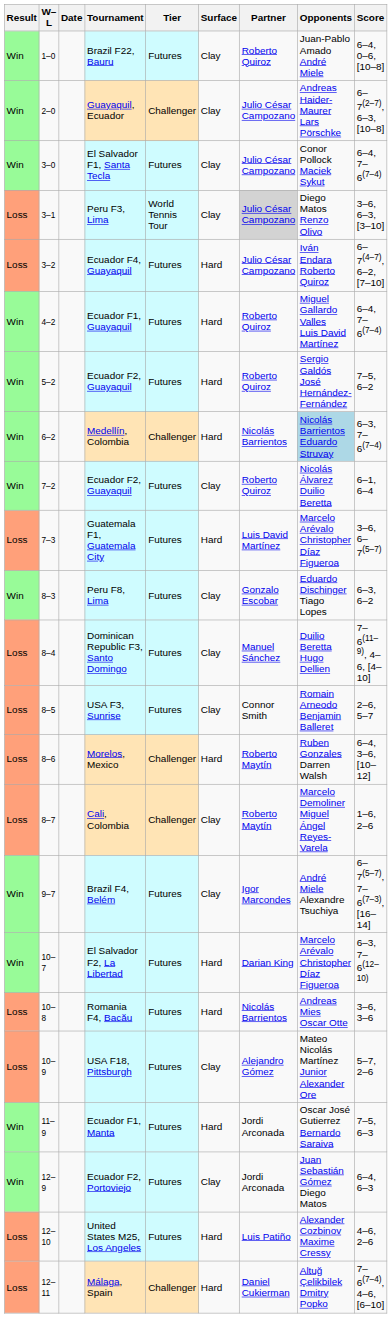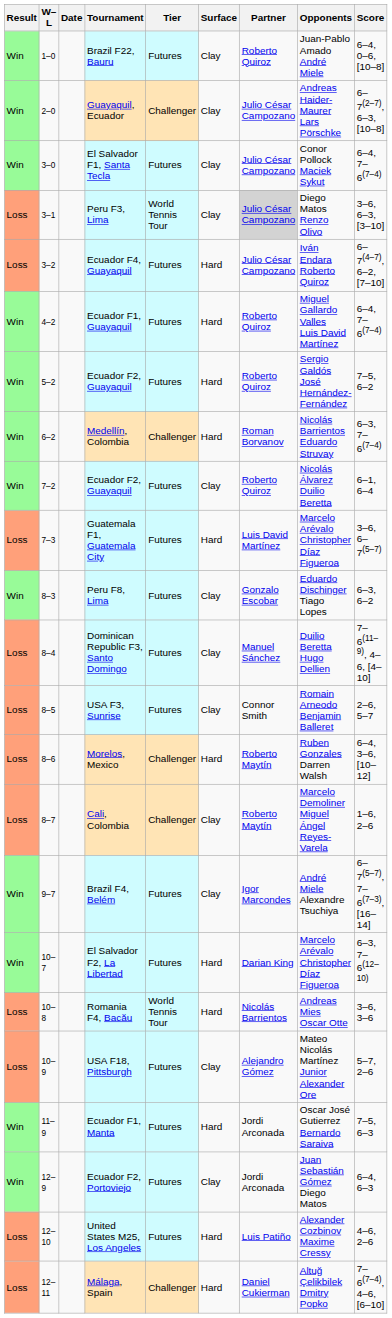(264, 436) Nicolás Barrientos -> (263, 436) Roman Borvanov
(322, 436) lightblue background -> (322, 436) no background
(165, 1012) Futures -> (163, 1012) World Tennis Tour
